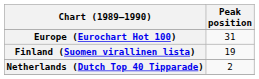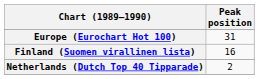(230, 52) 19 -> (230, 52) 16
